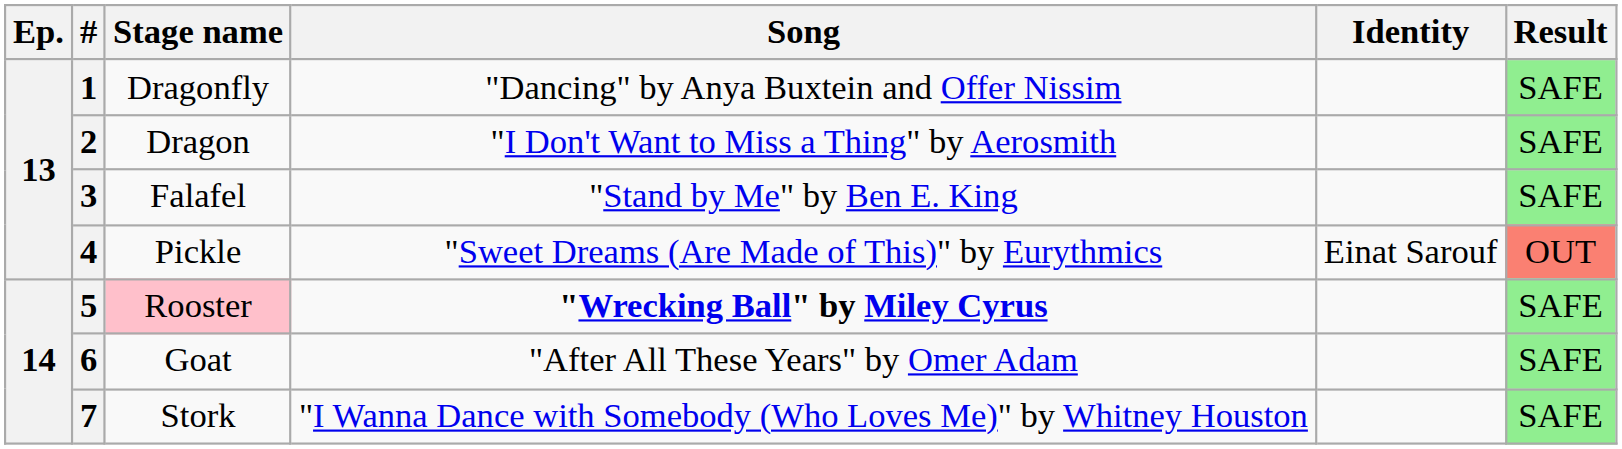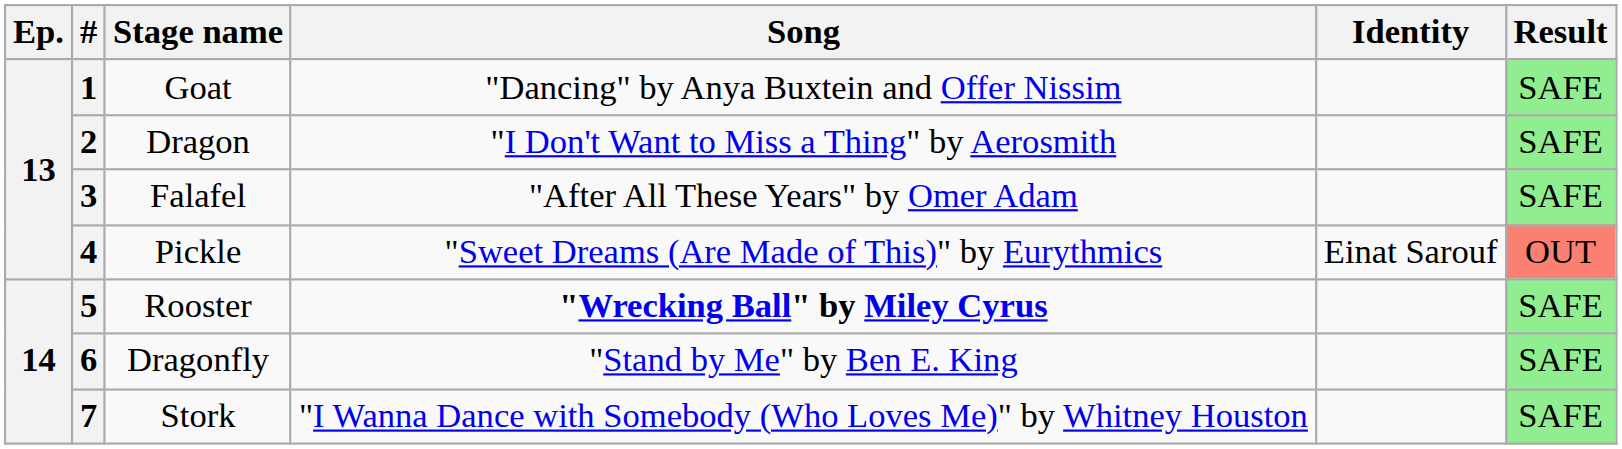(198, 86) Dragonfly -> (198, 86) Goat
(803, 196) "Stand by Me" by Ben E. King -> (803, 196) "After All These Years" by Omer Adam
(198, 305) pink background -> (198, 305) no background
(198, 360) Goat -> (198, 360) Dragonfly
(803, 360) "After All These Years" by Omer Adam -> (803, 360) "Stand by Me" by Ben E. King
